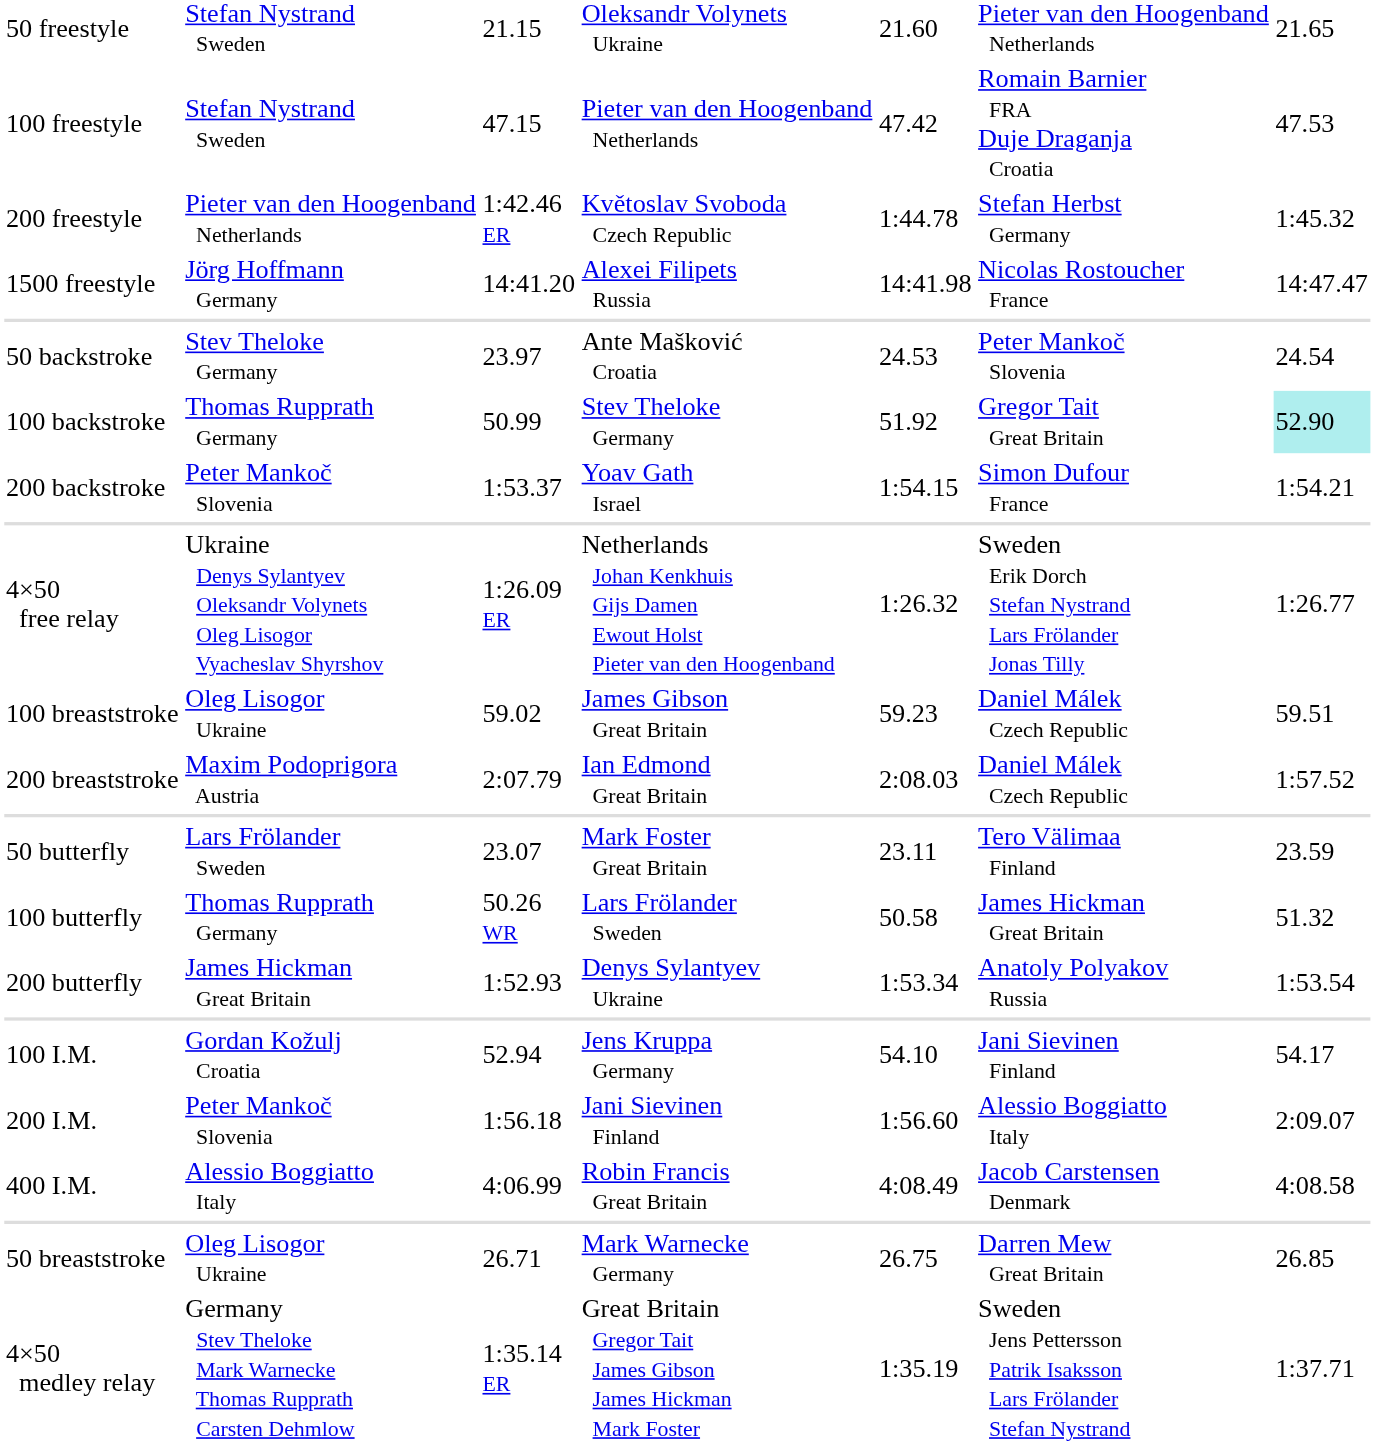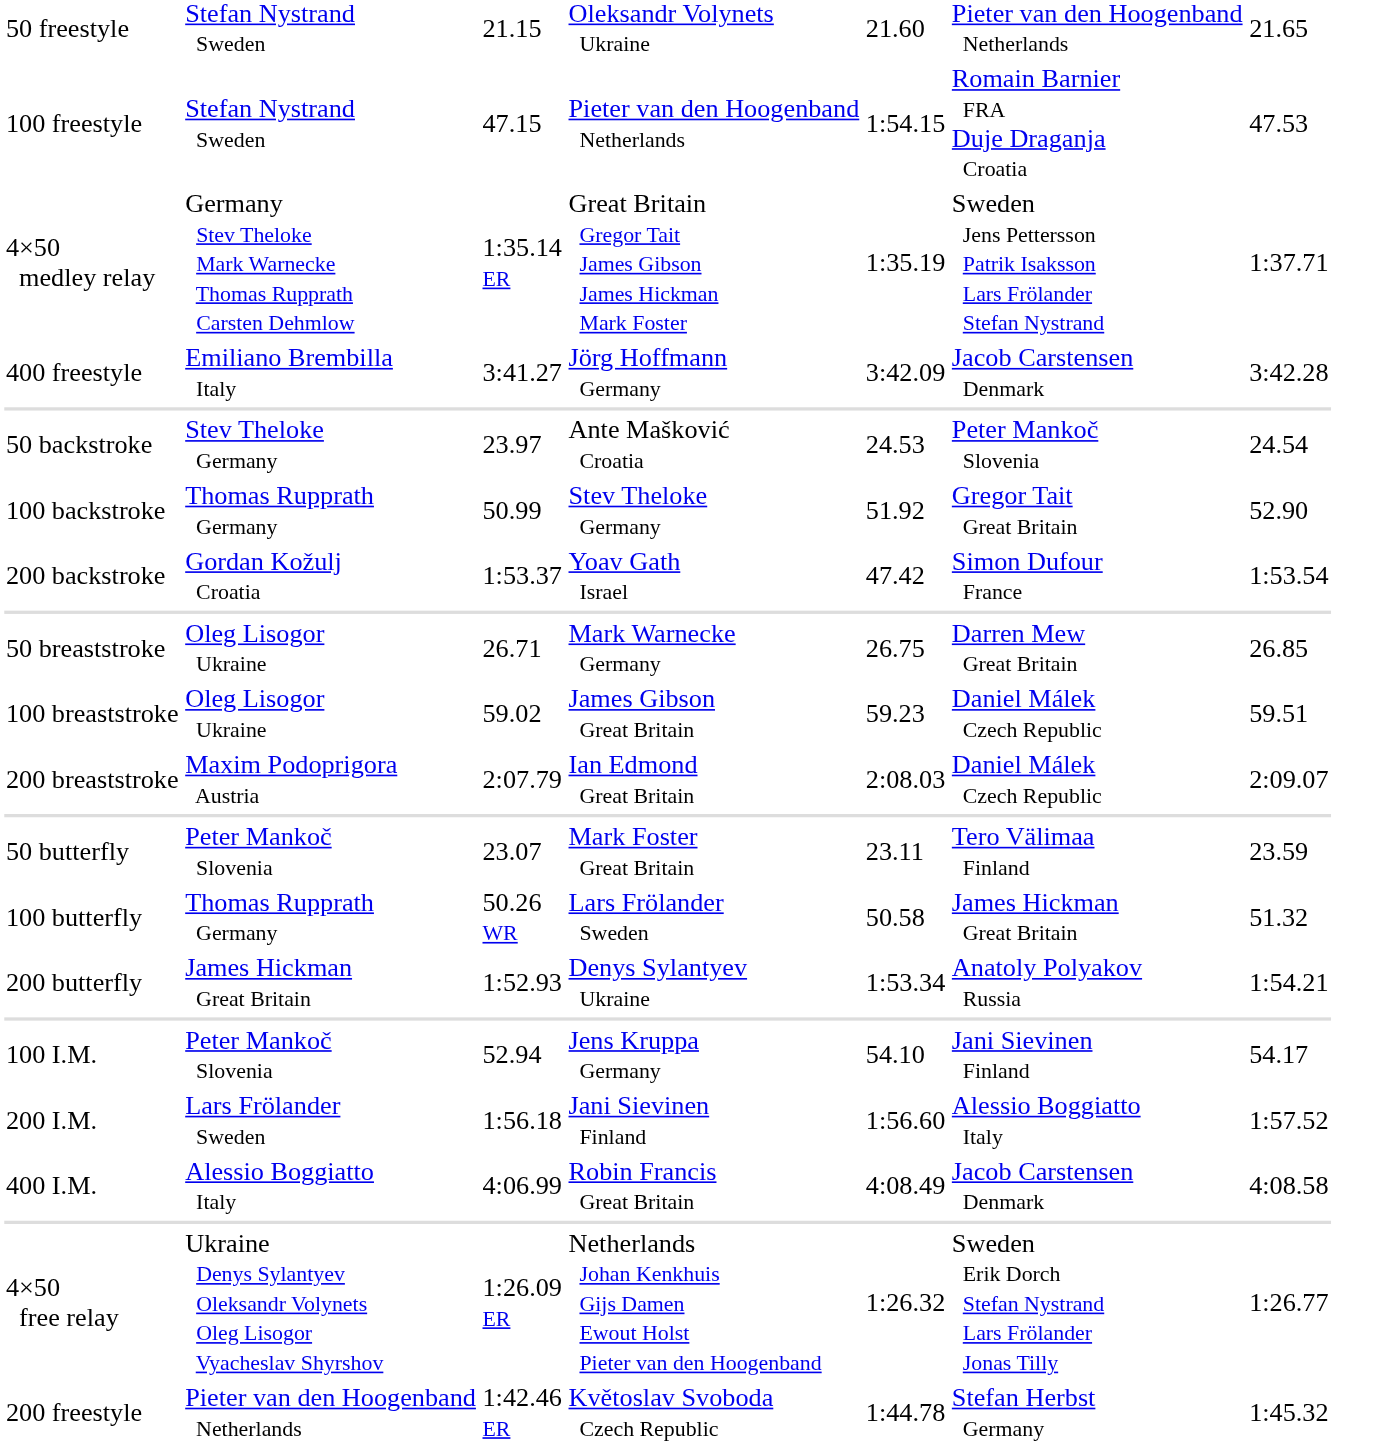(908, 123) 47.42 -> (906, 123) 1:54.15
rows swapped: (74, 218) <-> (81, 1368)
+ row: (74, 372)
- row: (81, 283)
(1305, 421) paleturquoise background -> (1279, 510) no background
(258, 487) Peter Mankoč Slovenia -> (264, 575) Gordan Kožulj Croatia
(919, 487) 1:54.15 -> (895, 575) 47.42
(1315, 487) 1:54.21 -> (1289, 575) 1:53.54
rows swapped: (86, 1258) <-> (62, 603)
(1315, 779) 1:57.52 -> (1289, 779) 2:09.07
(263, 851) Lars Frölander Sweden -> (258, 851) Peter Mankoč Slovenia
(1315, 982) 1:53.54 -> (1289, 982) 1:54.21
(264, 1054) Gordan Kožulj Croatia -> (258, 1054) Peter Mankoč Slovenia
(258, 1120) Peter Mankoč Slovenia -> (263, 1120) Lars Frölander Sweden
(1315, 1120) 2:09.07 -> (1289, 1120) 1:57.52
